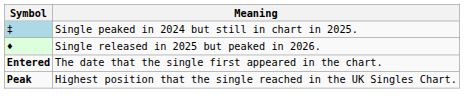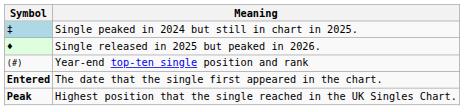+ row: (182, 63)
